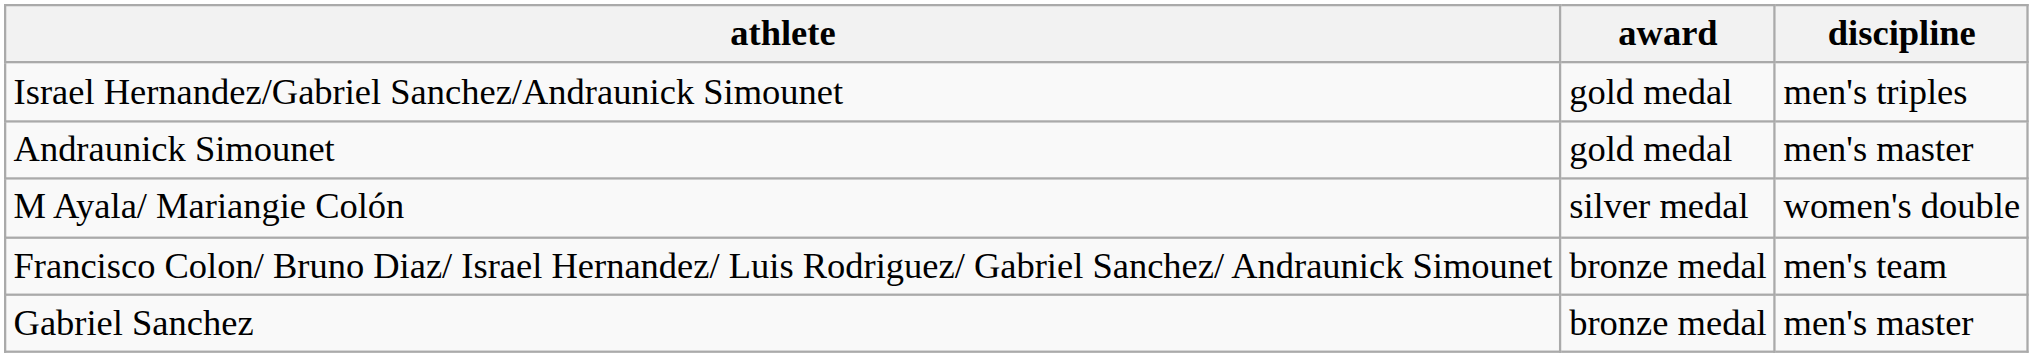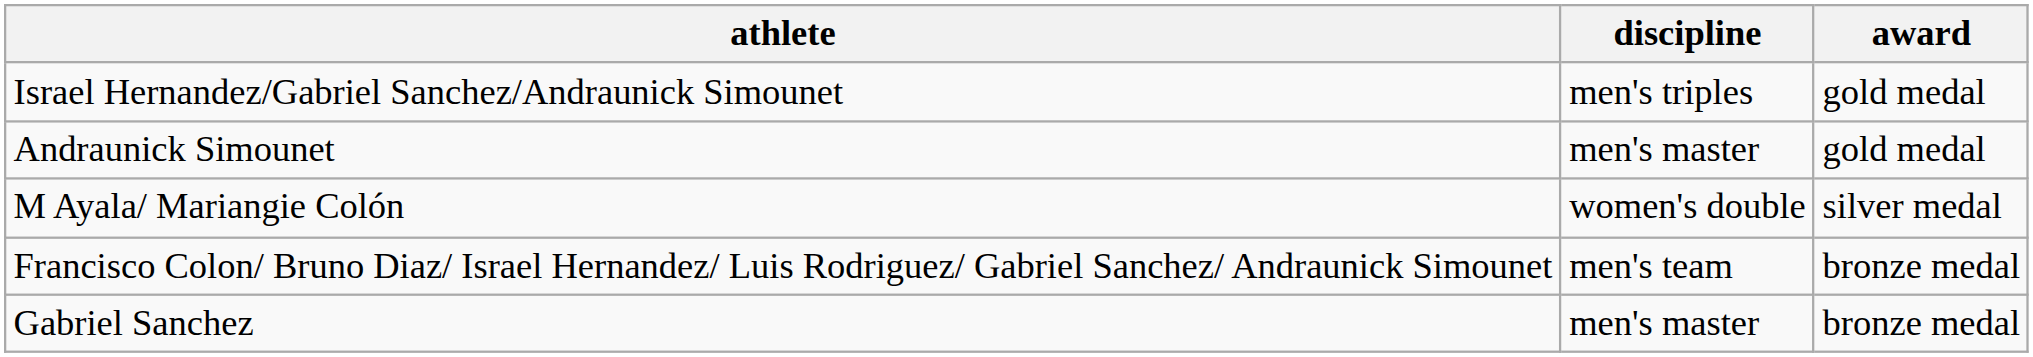columns swapped: (1902, 33) <-> (1668, 33)
